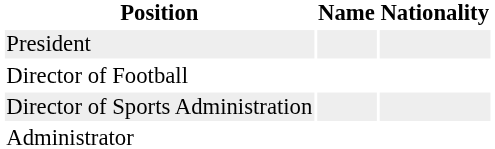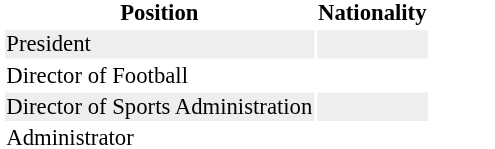- column: (346, 12)
